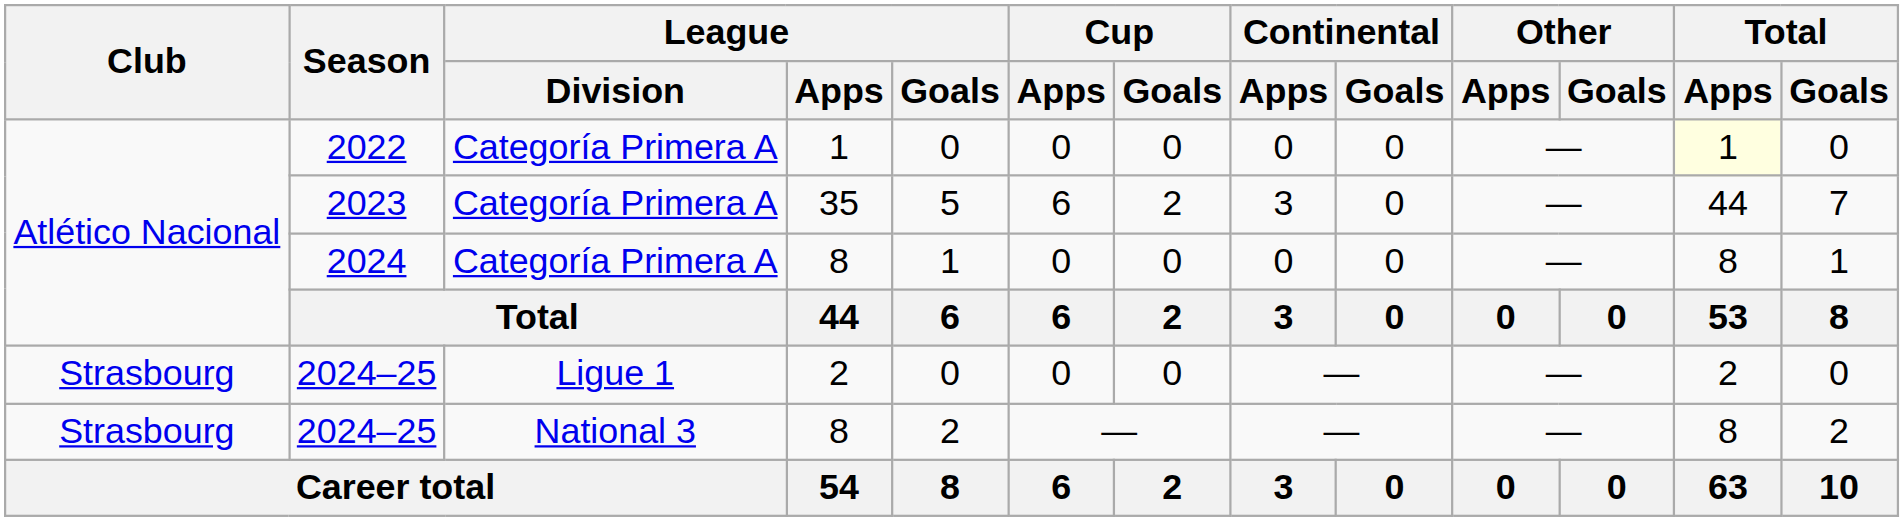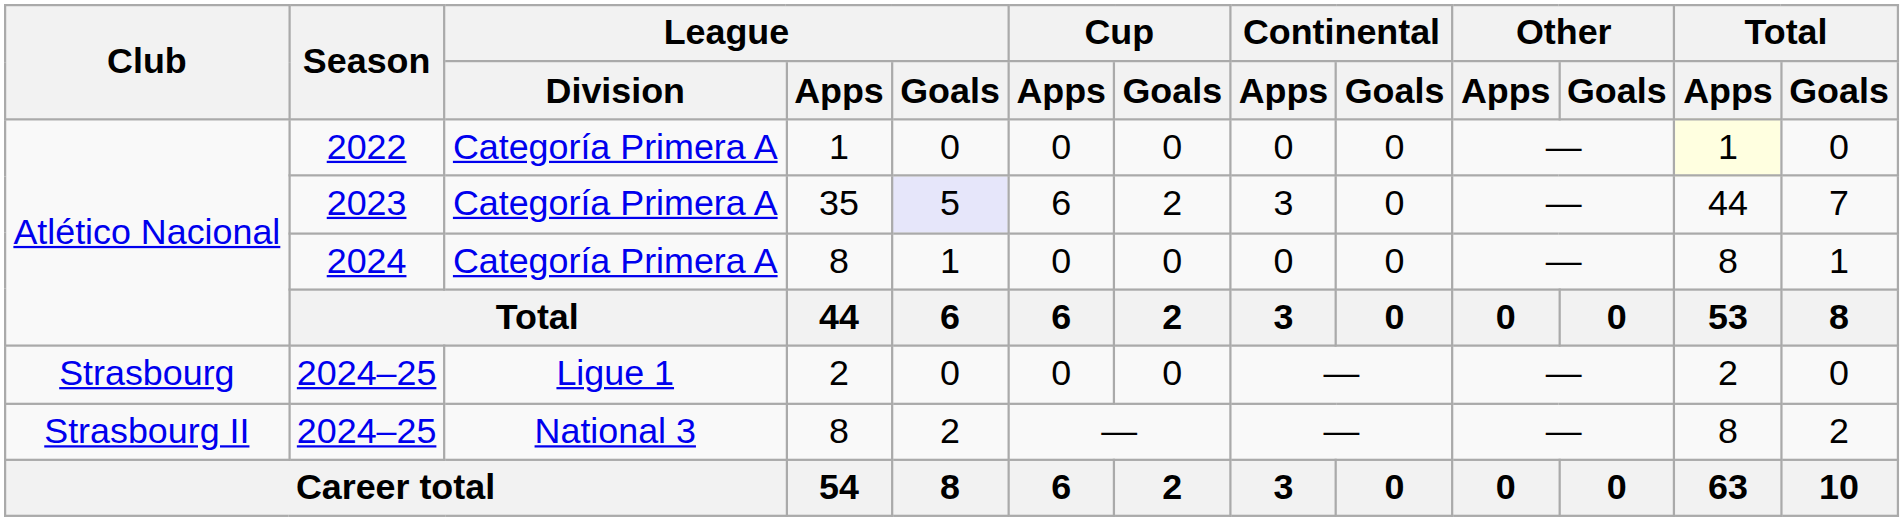(950, 203) no background -> (950, 203) lavender background
(147, 430) Strasbourg -> (147, 430) Strasbourg II
